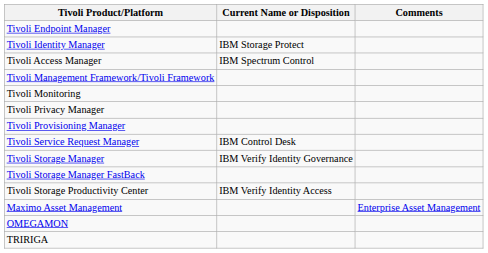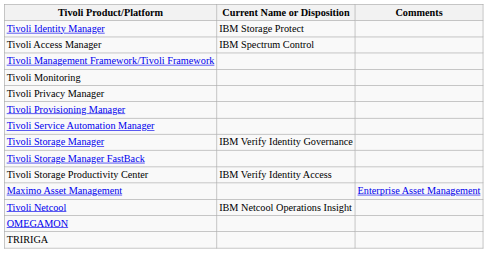- row: (59, 28)
+ row: (81, 126)
- row: (73, 142)
+ row: (37, 207)
